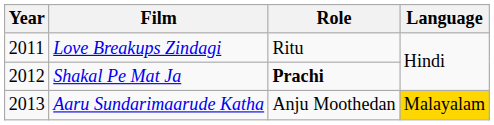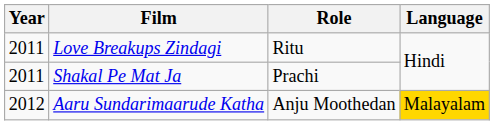(27, 76) 2012 -> (26, 76) 2011
(298, 76) bold -> (296, 76) normal
(27, 104) 2013 -> (27, 104) 2012
